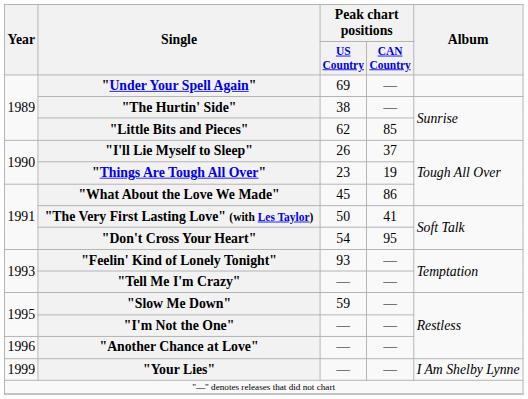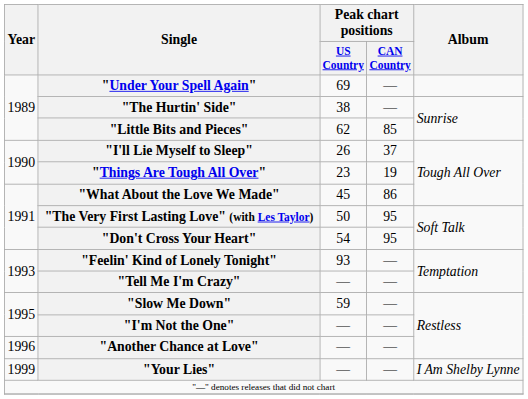(390, 216) 41 -> (390, 216) 95
